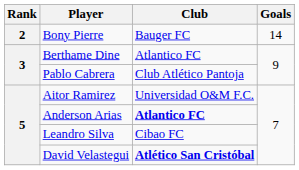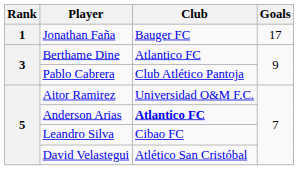+ row: (79, 34)
- row: (73, 34)
(195, 154) bold -> (191, 154) normal
